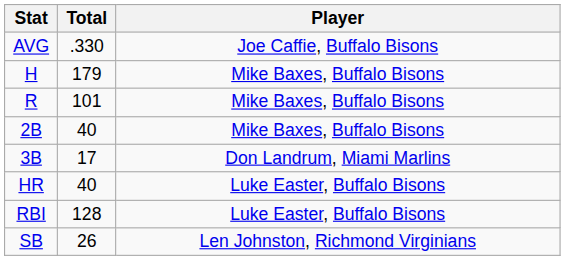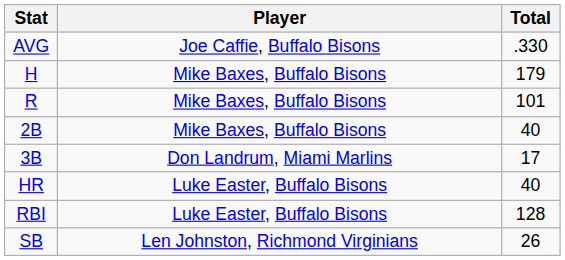columns swapped: (338, 18) <-> (87, 18)
